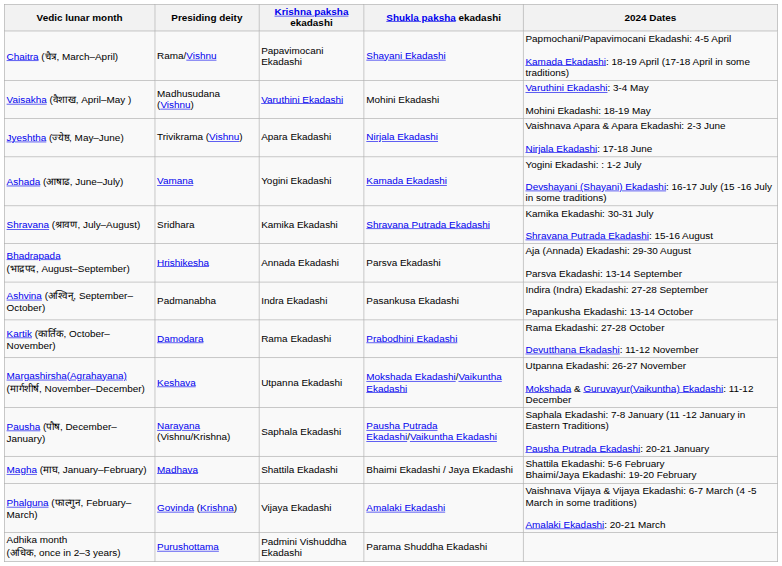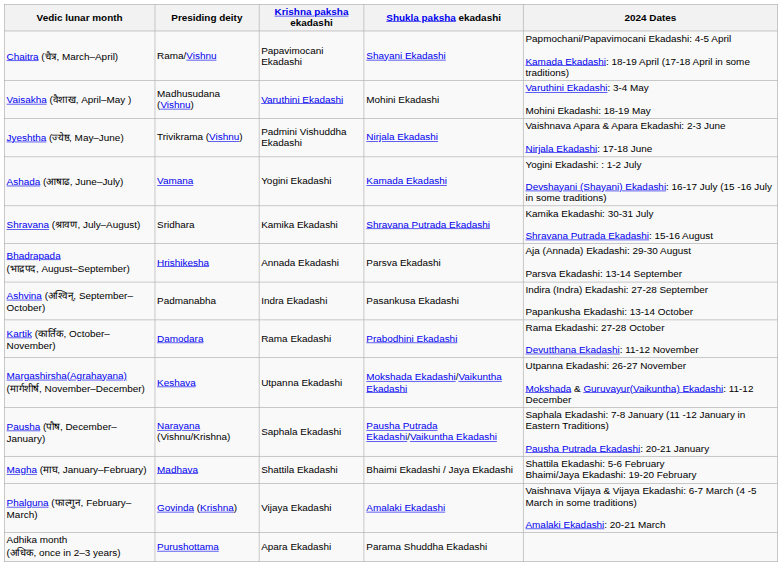(296, 137) Apara Ekadashi -> (304, 137) Padmini Vishuddha Ekadashi
(304, 547) Padmini Vishuddha Ekadashi -> (296, 547) Apara Ekadashi
